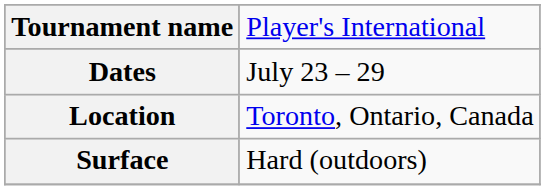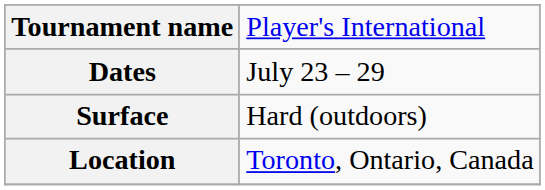rows swapped: (122, 160) <-> (122, 116)
